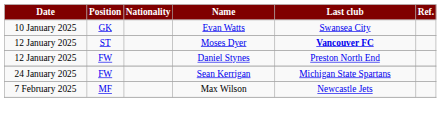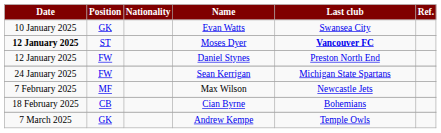(46, 43) normal -> (46, 43) bold
+ row: (224, 105)
+ row: (224, 120)
